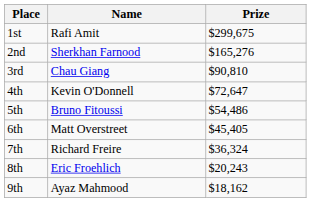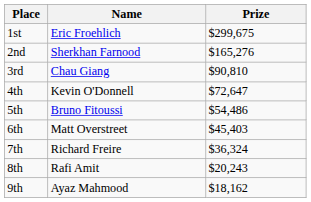(75, 33) Rafi Amit -> (86, 33) Eric Froehlich
(228, 129) $45,405 -> (228, 129) $45,403
(86, 168) Eric Froehlich -> (75, 168) Rafi Amit
